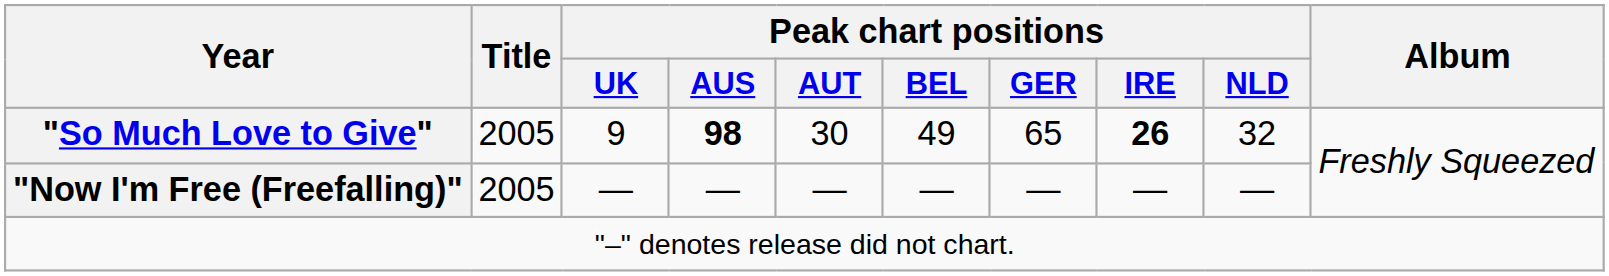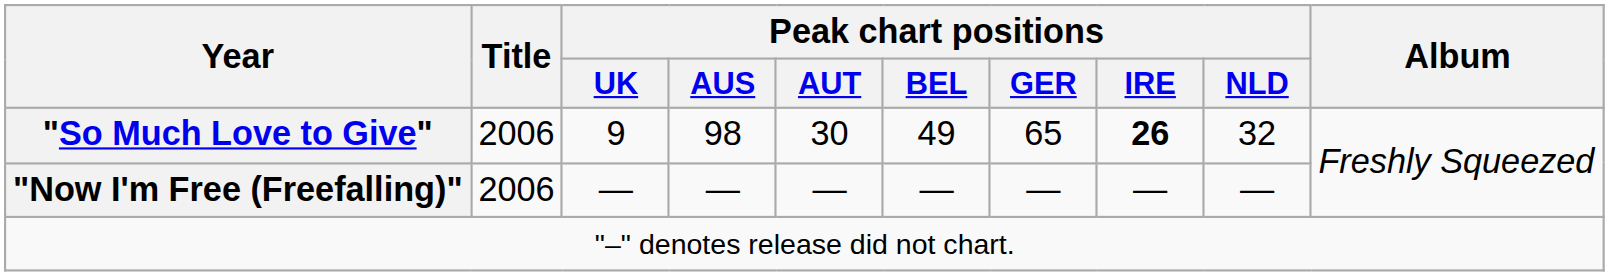(516, 134) 2005 -> (516, 134) 2006
(723, 134) bold -> (723, 134) normal
(516, 188) 2005 -> (516, 188) 2006
